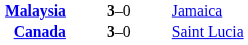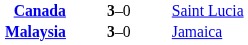rows swapped: (40, 32) <-> (35, 10)
